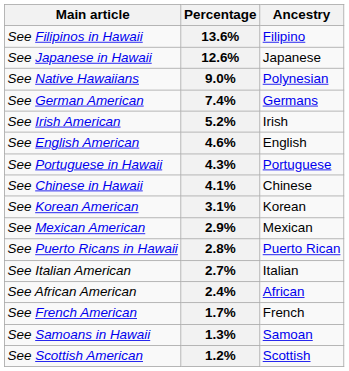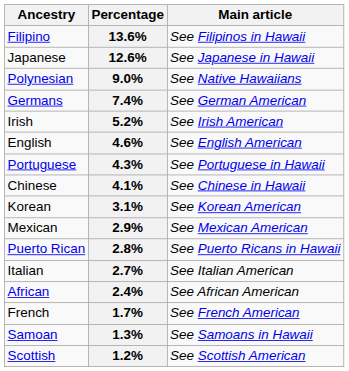columns swapped: (302, 15) <-> (93, 15)
